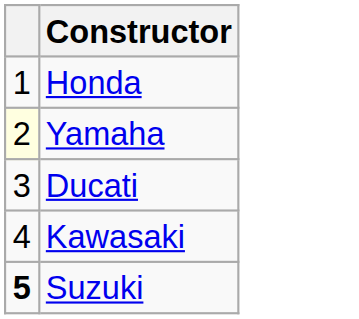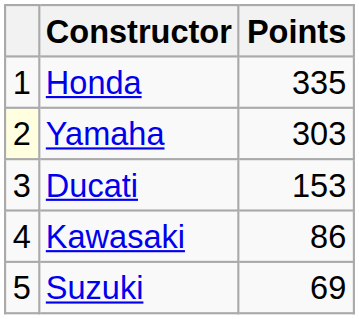+ column: (297, 31)
(22, 288) bold -> (22, 288) normal
